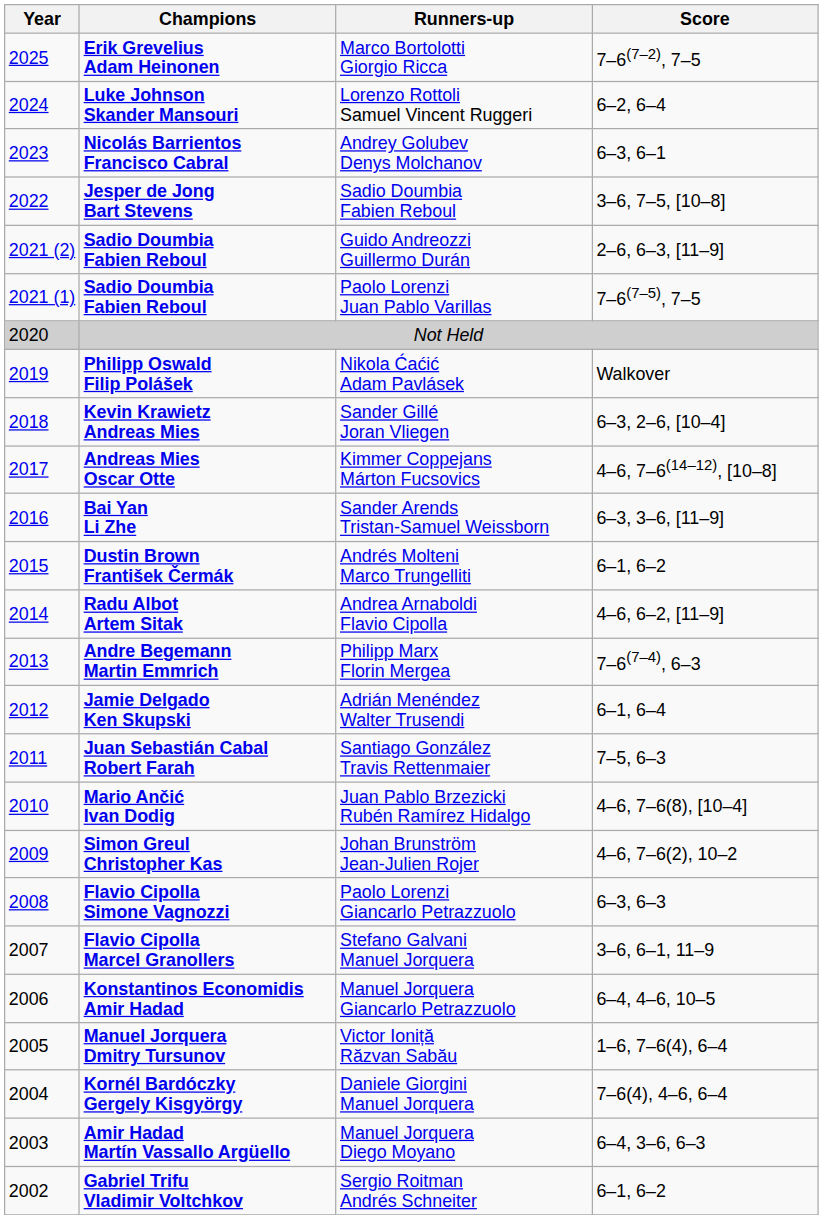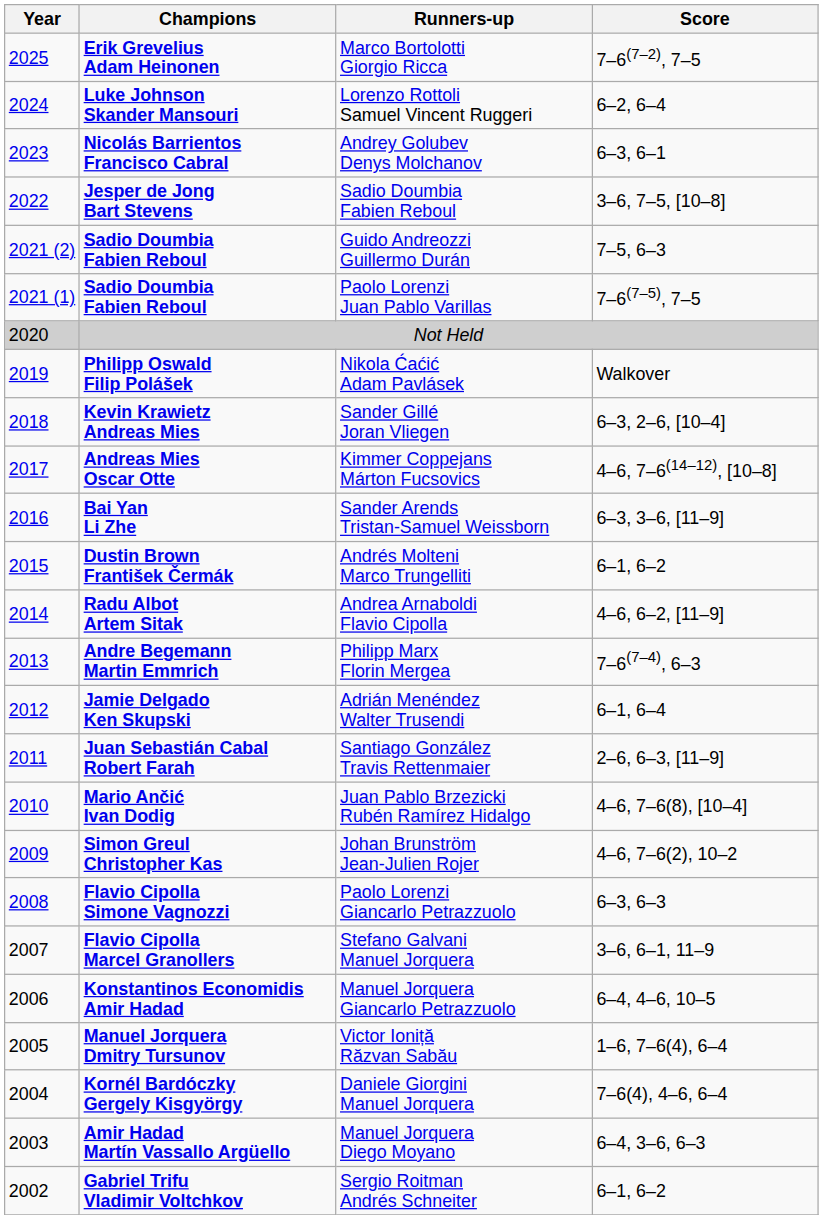(660, 249) 2–6, 6–3, [11–9] -> (631, 249) 7–5, 6–3
(631, 758) 7–5, 6–3 -> (660, 758) 2–6, 6–3, [11–9]
